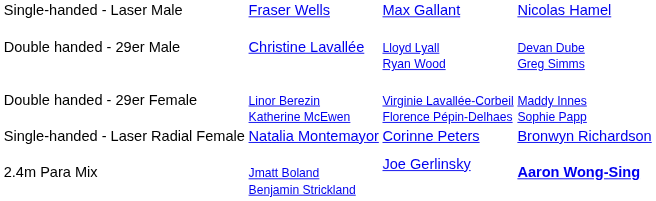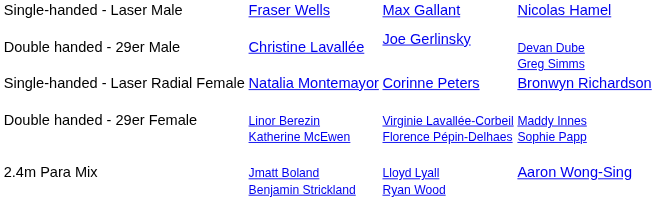(414, 56) Lloyd Lyall Ryan Wood -> (427, 39) Joe Gerlinsky
rows swapped: (100, 100) <-> (124, 136)
(427, 164) Joe Gerlinsky -> (414, 182) Lloyd Lyall Ryan Wood
(579, 172) bold -> (575, 172) normal
